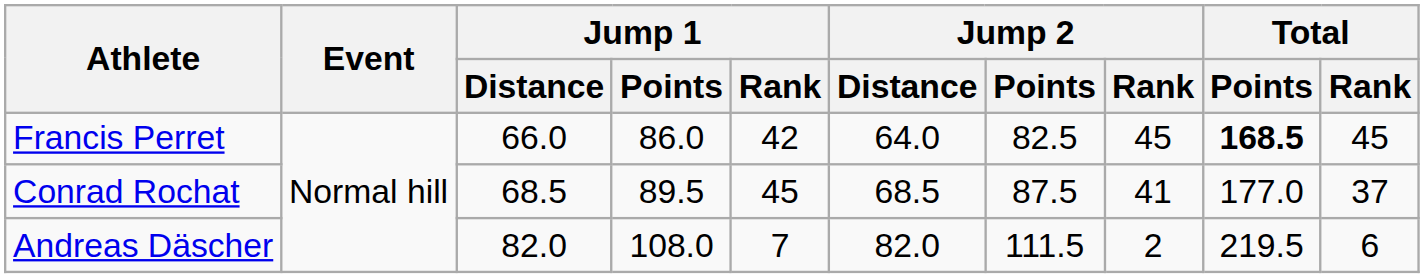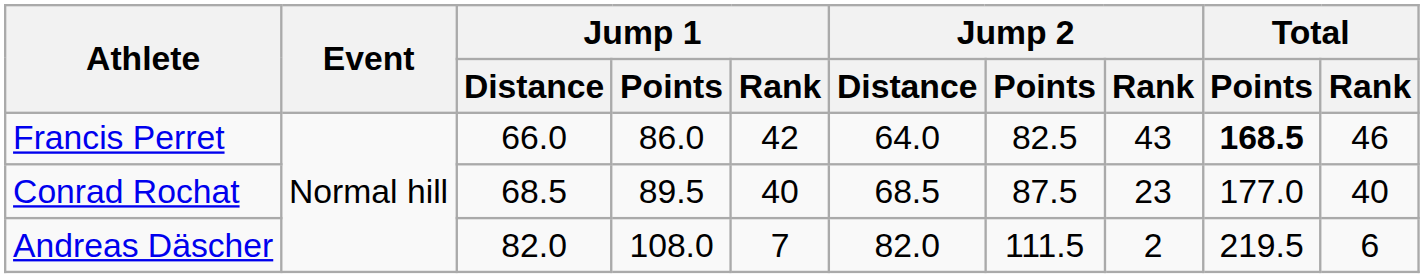(1153, 139) 45 -> (1153, 139) 43
(1370, 139) 45 -> (1370, 139) 46
(780, 192) 45 -> (780, 192) 40
(1153, 192) 41 -> (1153, 192) 23
(1370, 192) 37 -> (1370, 192) 40
